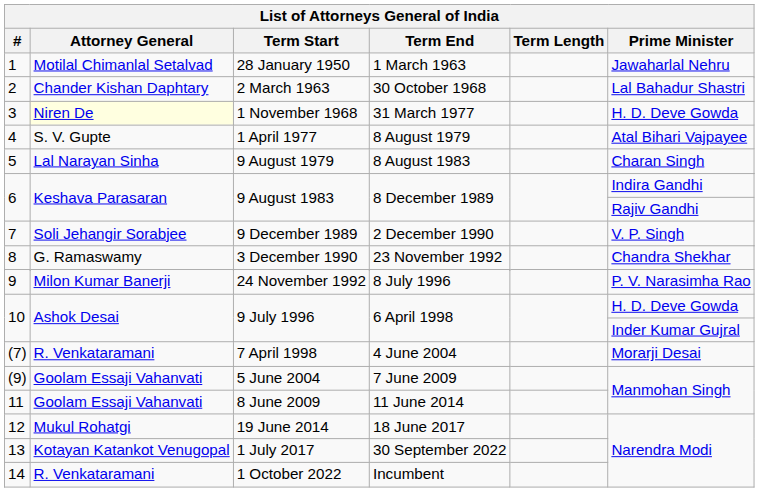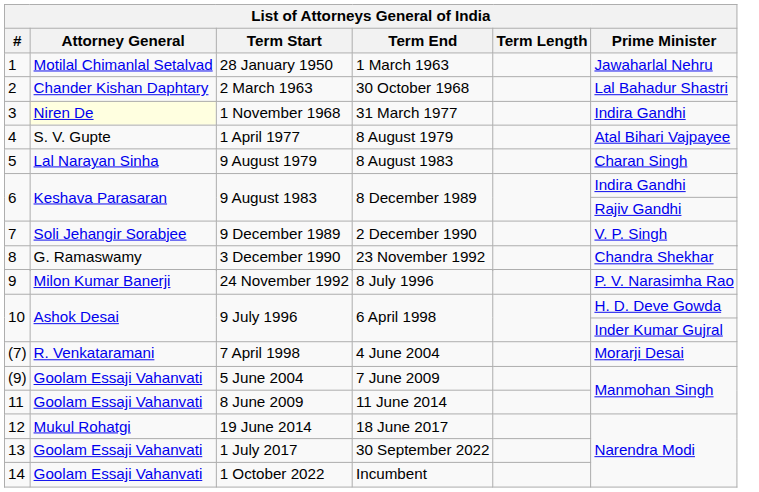(675, 112) H. D. Deve Gowda -> (640, 112) Indira Gandhi
(132, 450) Kotayan Katankot Venugopal -> (118, 450) Goolam Essaji Vahanvati
(94, 474) R. Venkataramani -> (118, 474) Goolam Essaji Vahanvati
